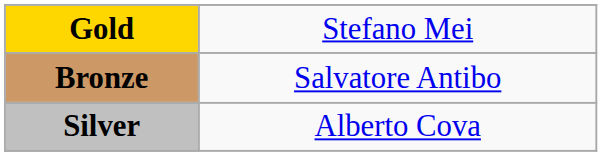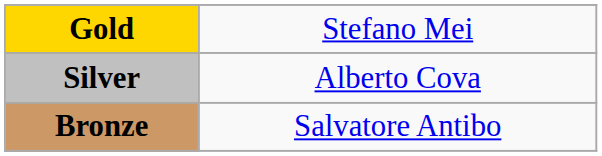rows swapped: (102, 126) <-> (102, 77)
